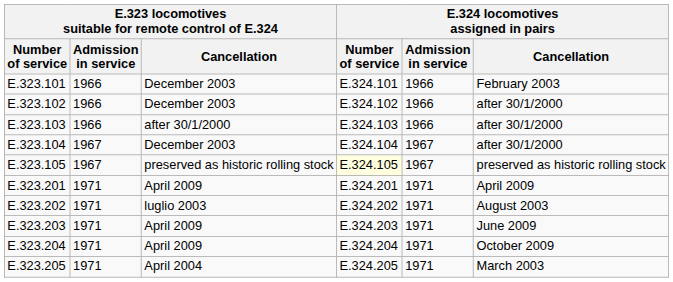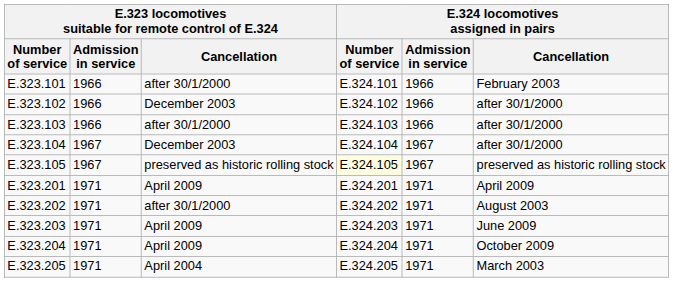(190, 84) December 2003 -> (187, 84) after 30/1/2000
(175, 205) luglio 2003 -> (187, 205) after 30/1/2000
